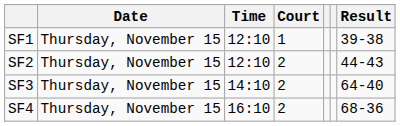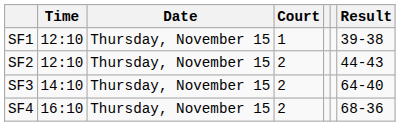columns swapped: (131, 16) <-> (249, 16)
